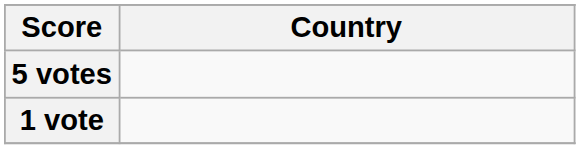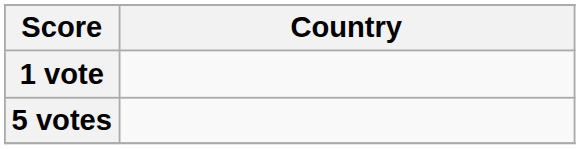rows swapped: (62, 73) <-> (62, 119)
